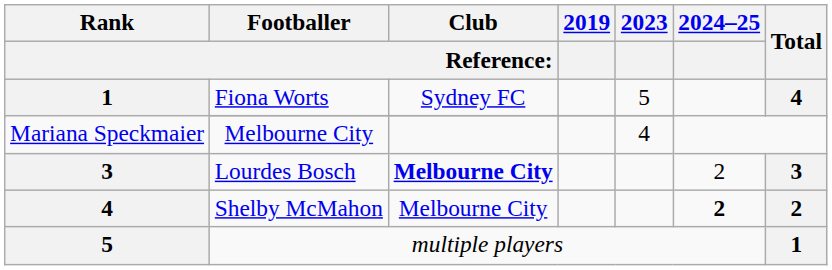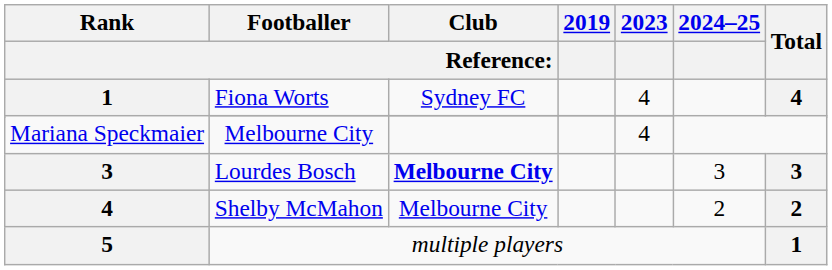(644, 97) 5 -> (644, 97) 4
(719, 171) 2 -> (719, 171) 3
(719, 208) bold -> (719, 208) normal
